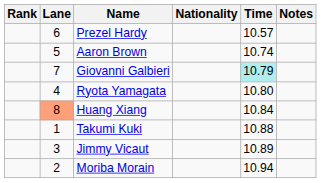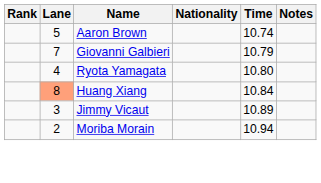- row: (112, 33)
(258, 71) paleturquoise background -> (258, 52) no background
- row: (109, 129)
